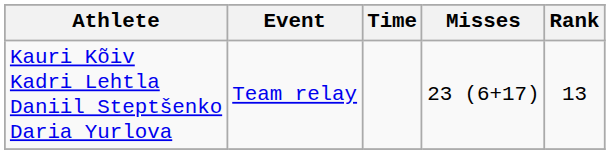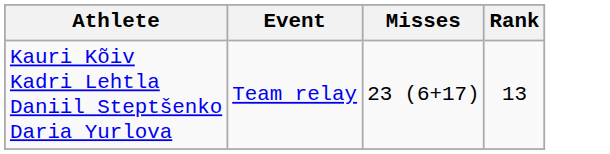- column: (392, 22)
